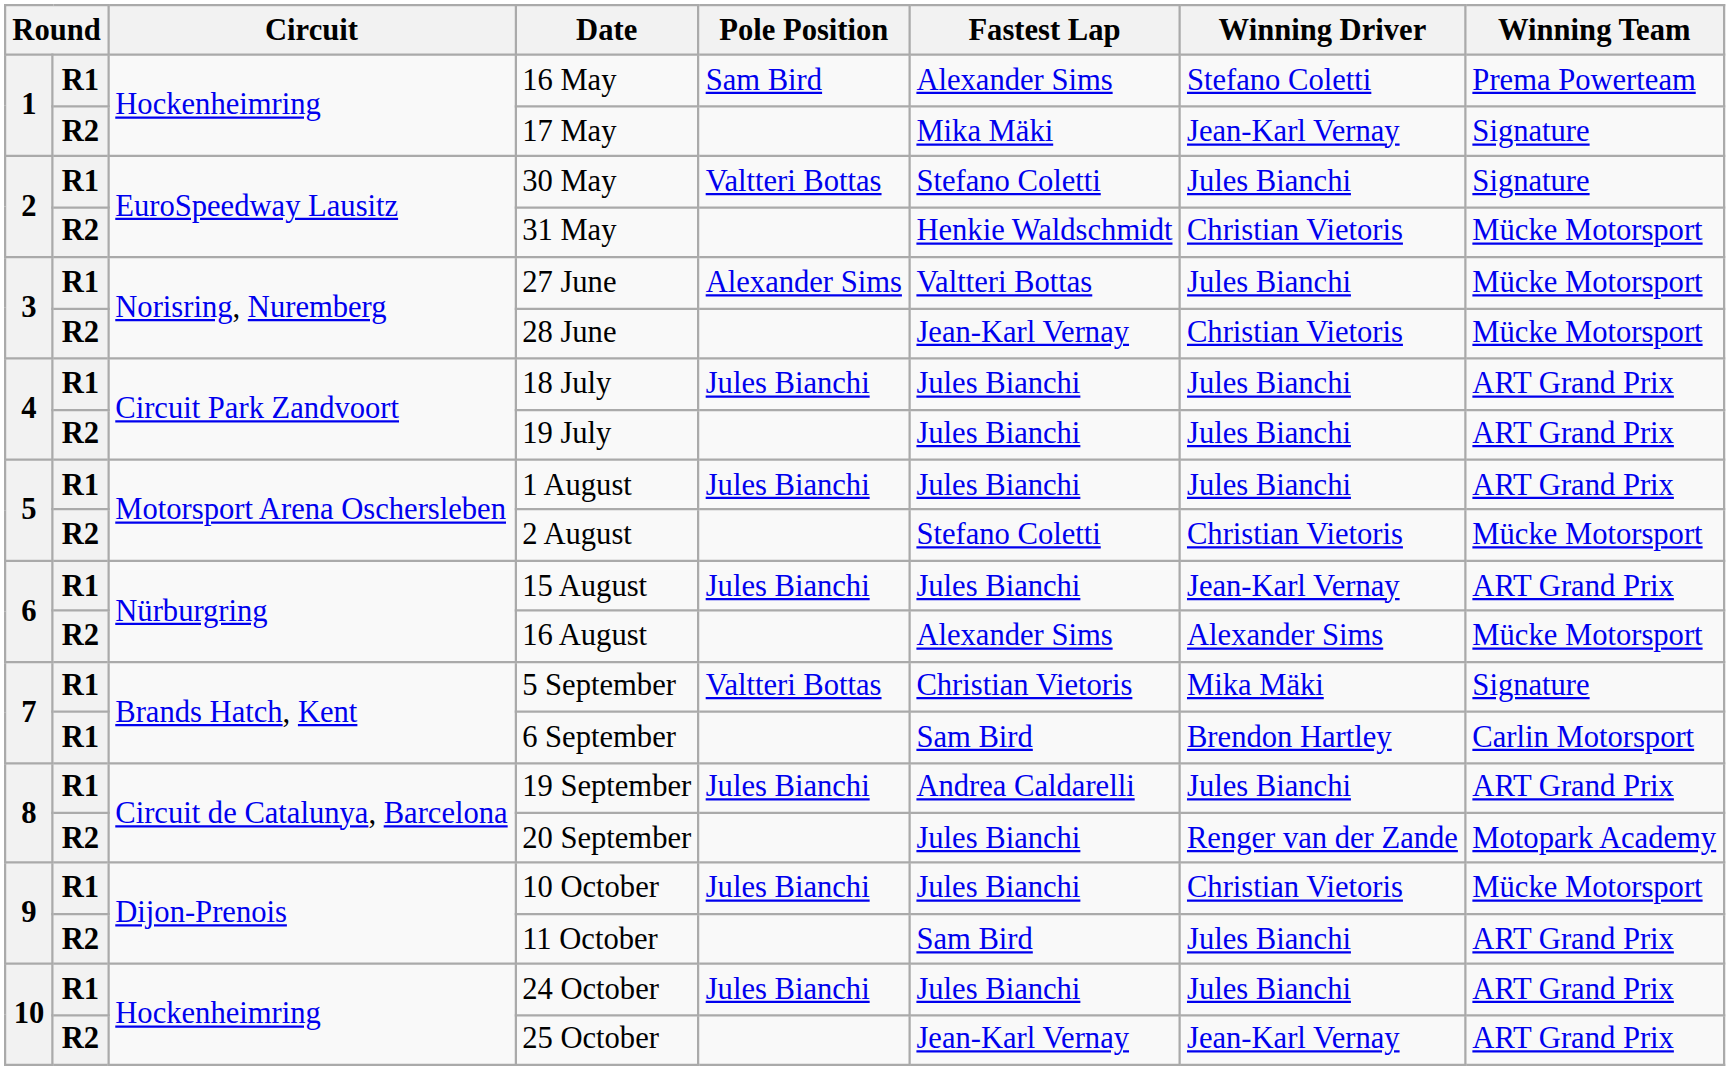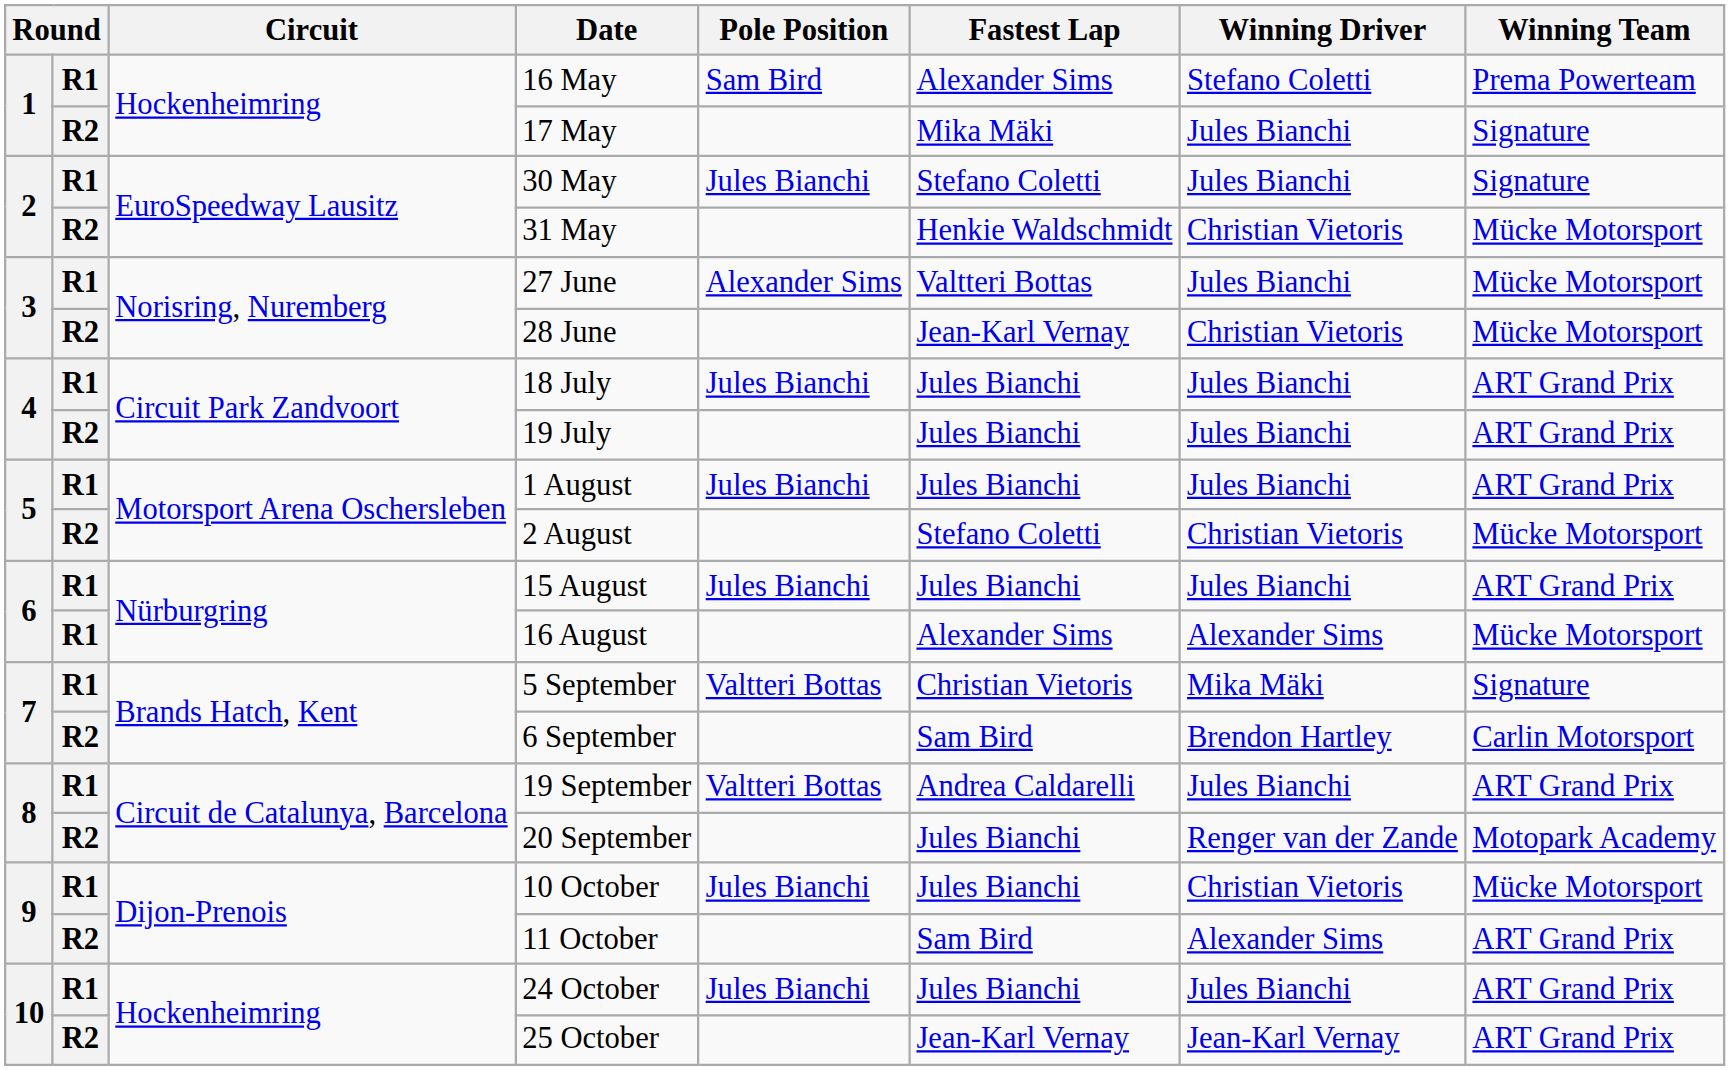(1293, 130) Jean-Karl Vernay -> (1269, 130) Jules Bianchi
(794, 180) Valtteri Bottas -> (788, 180) Jules Bianchi
(1293, 584) Jean-Karl Vernay -> (1269, 584) Jules Bianchi
(80, 635) R2 -> (80, 635) R1
(80, 736) R1 -> (80, 736) R2
(788, 786) Jules Bianchi -> (794, 786) Valtteri Bottas
(1269, 938) Jules Bianchi -> (1285, 938) Alexander Sims
